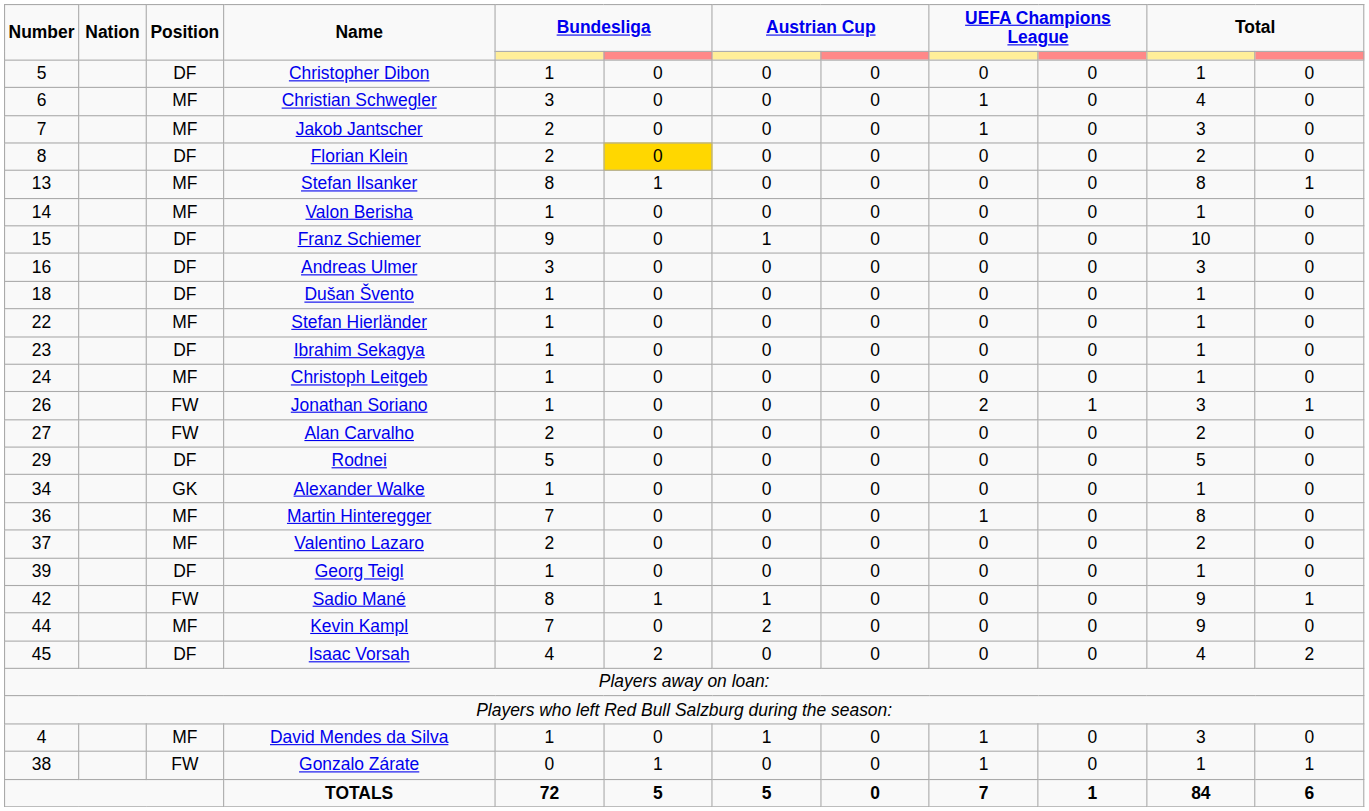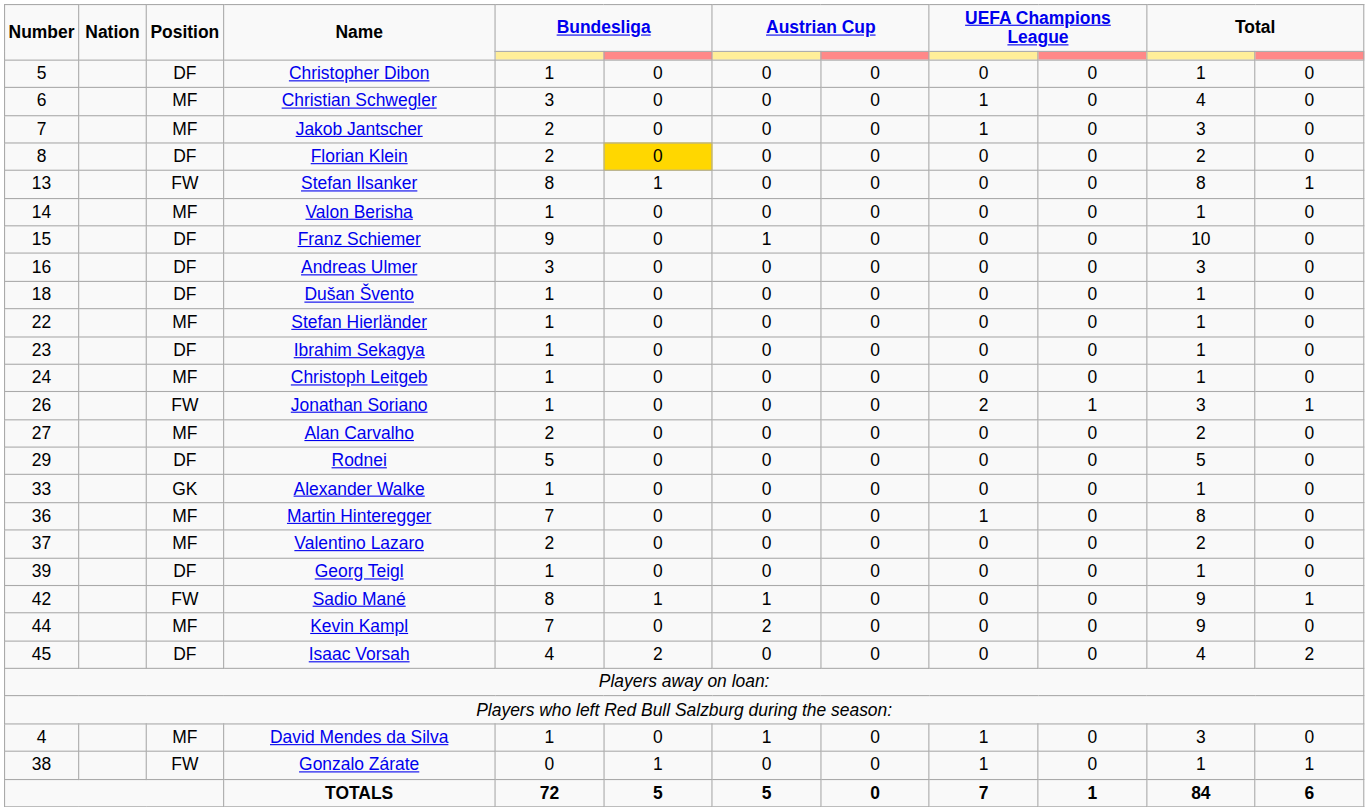(185, 184) MF -> (185, 184) FW
(185, 433) FW -> (185, 433) MF
(42, 488) 34 -> (42, 488) 33
